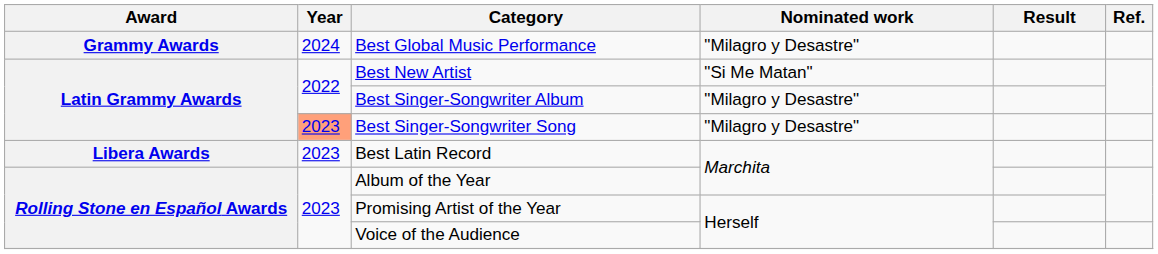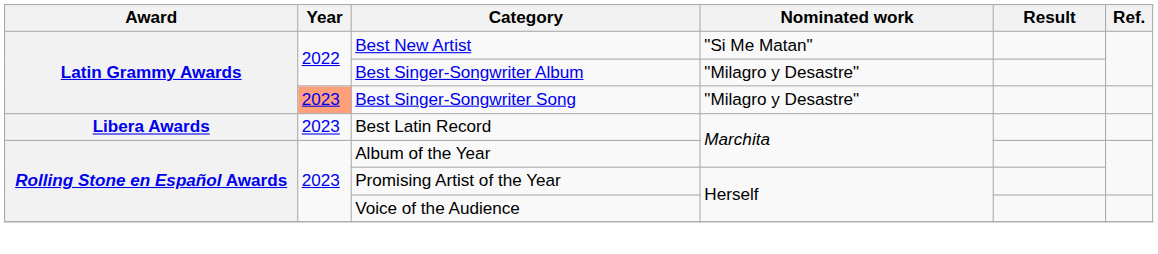- row: (476, 45)
